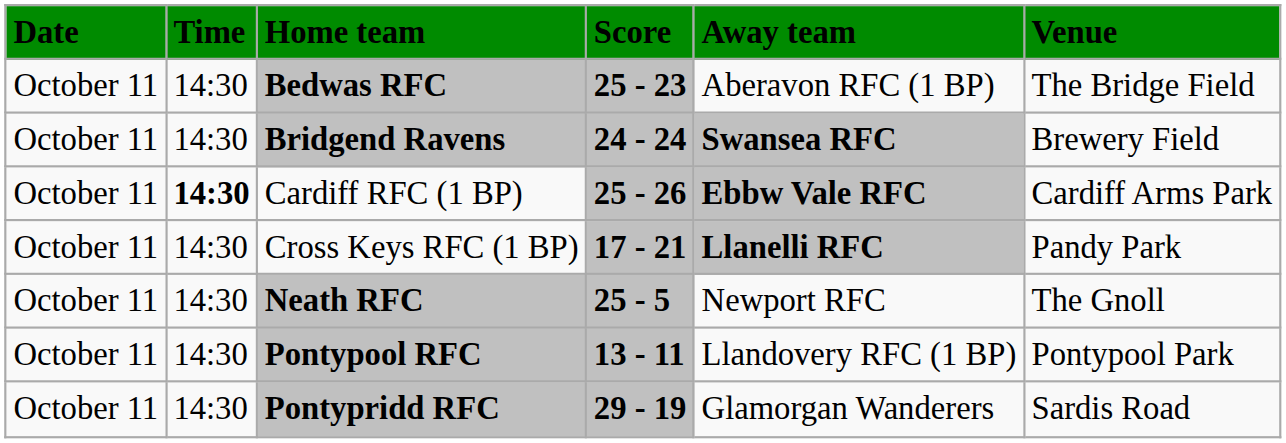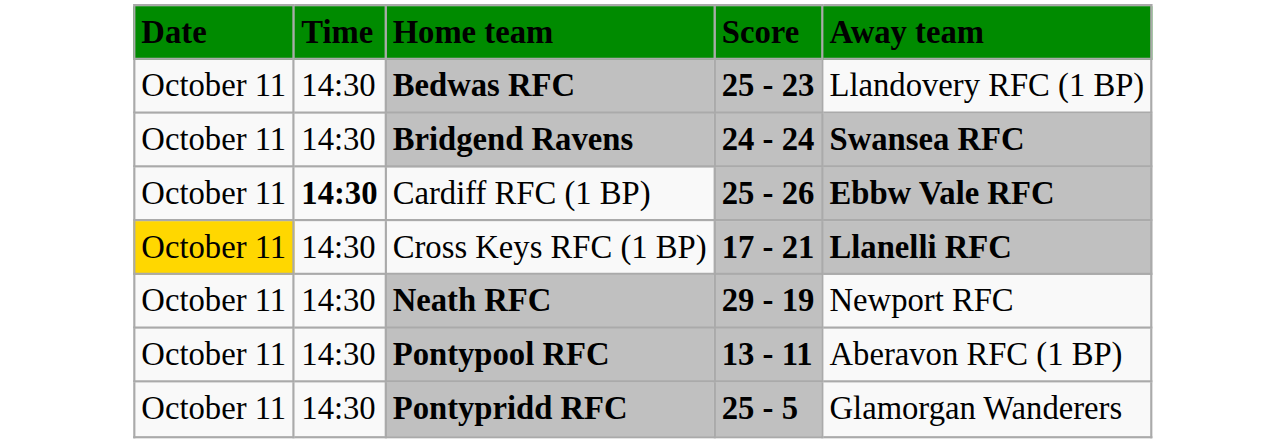- column: (1074, 31)
(848, 85) Aberavon RFC (1 BP) -> (987, 85) Llandovery RFC (1 BP)
(86, 246) no background -> (214, 246) gold background
(632, 300) 25 - 5 -> (768, 300) 29 - 19
(859, 354) Llandovery RFC (1 BP) -> (976, 354) Aberavon RFC (1 BP)
(640, 408) 29 - 19 -> (760, 408) 25 - 5
